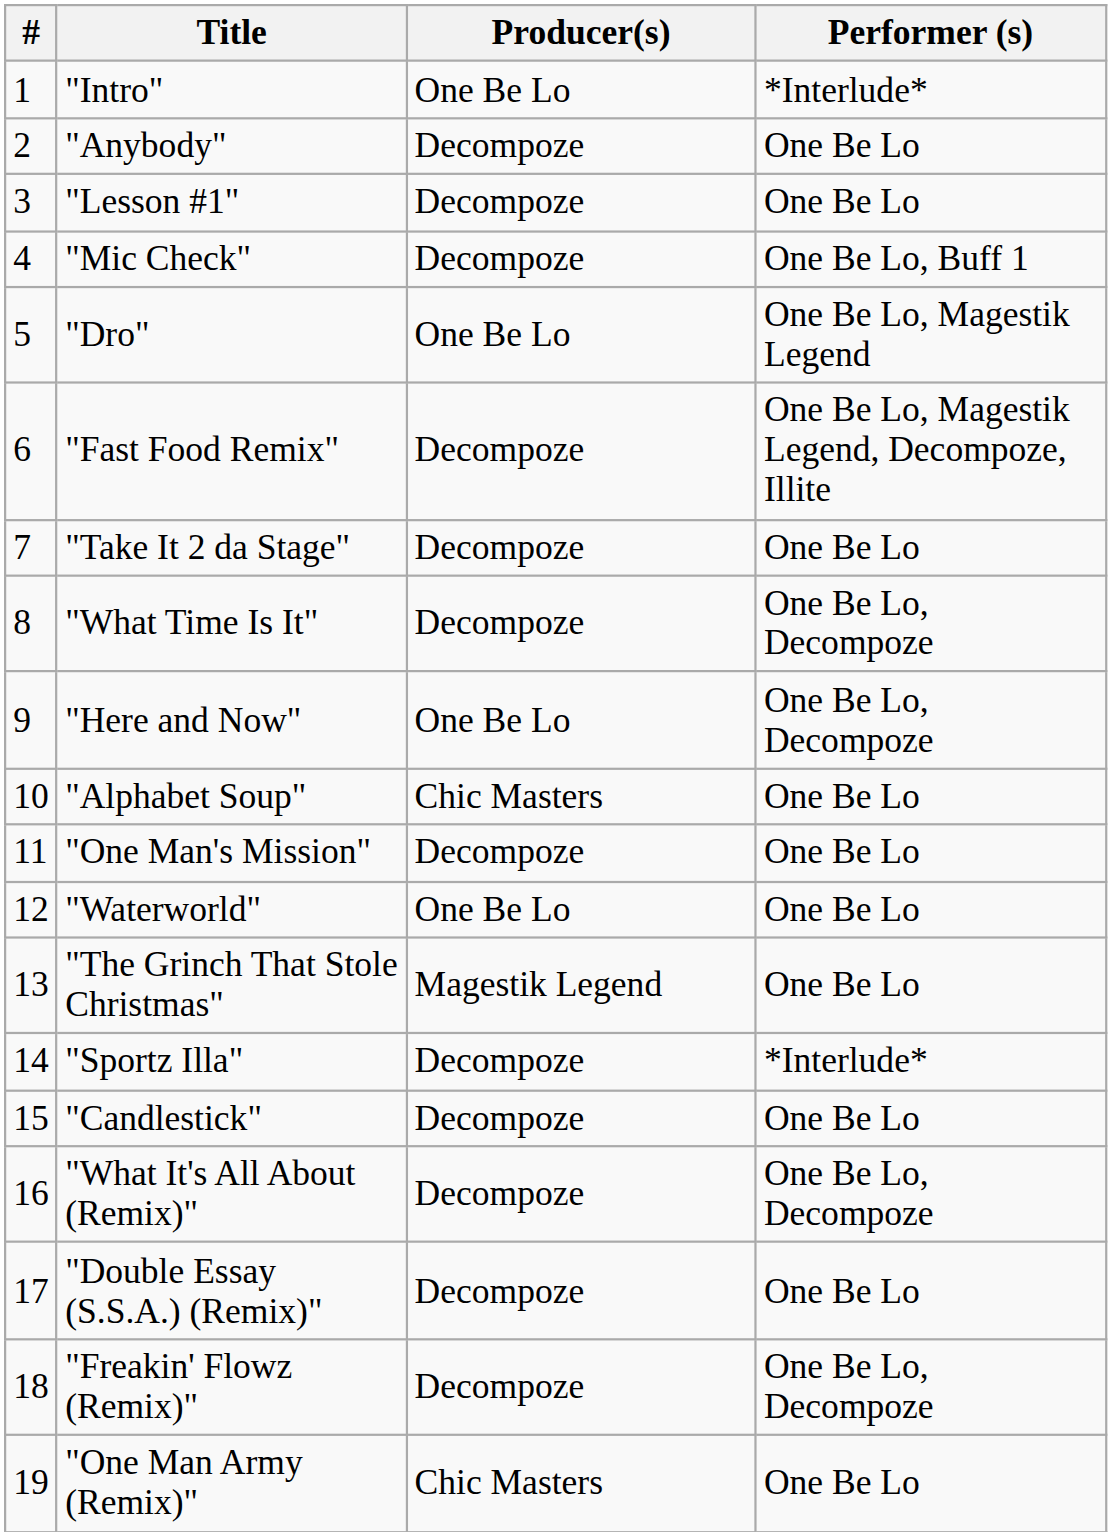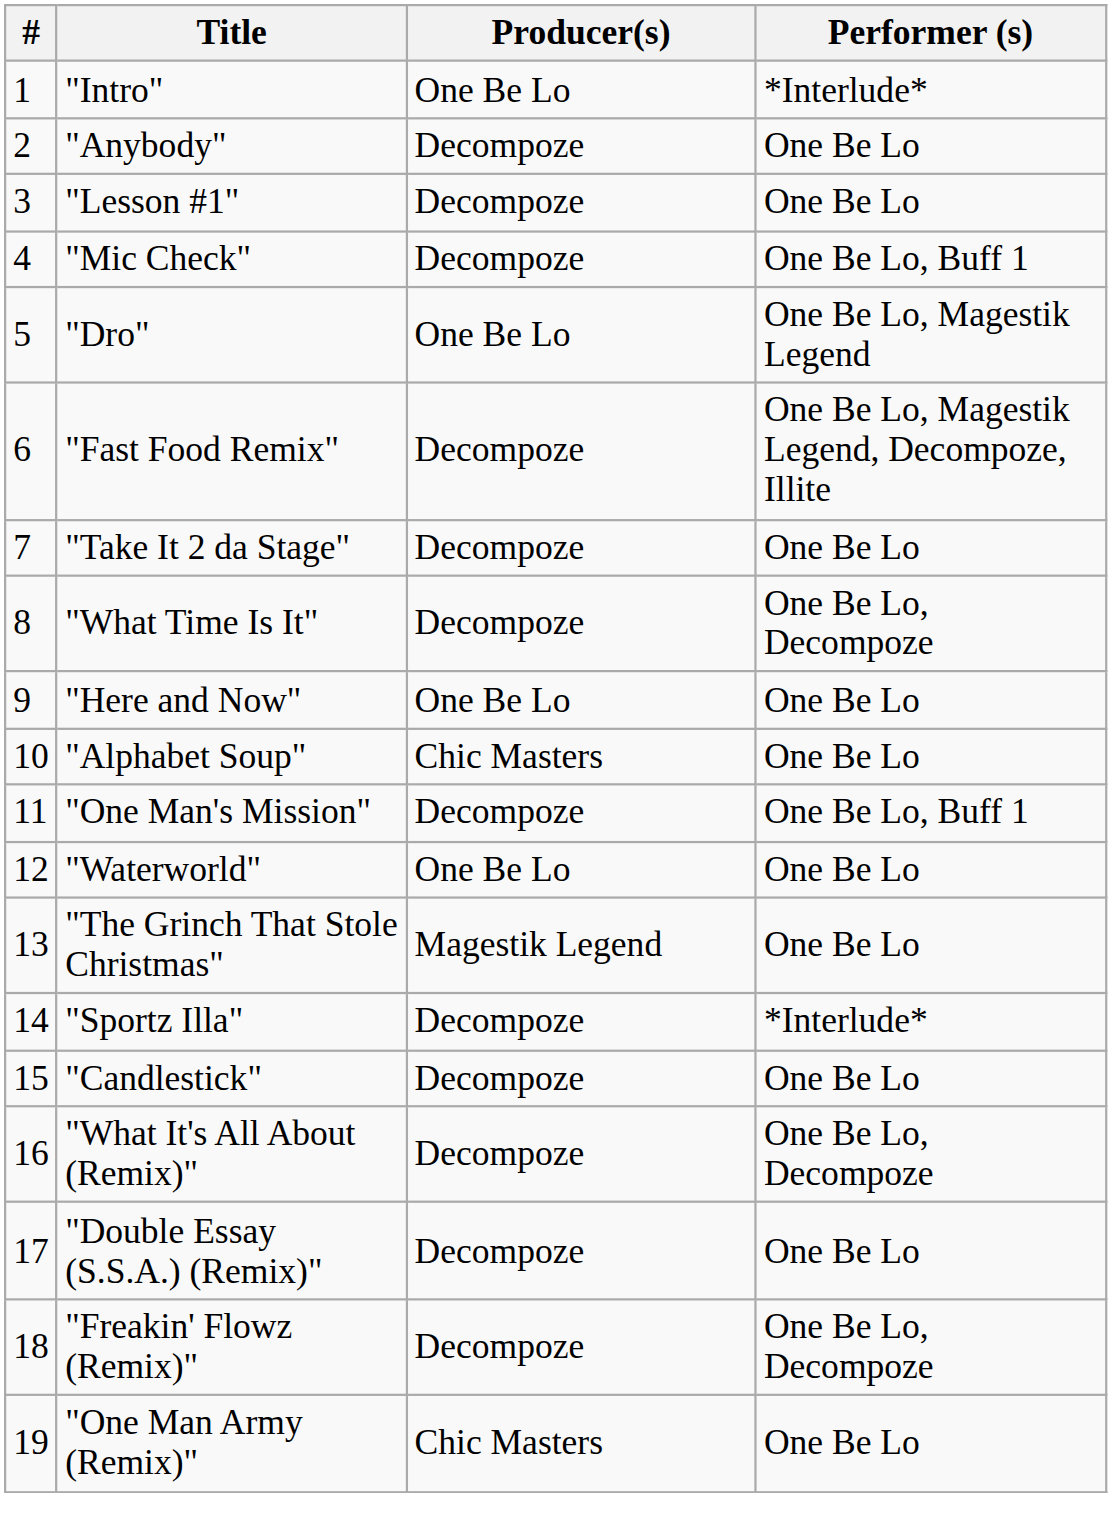(849, 719) One Be Lo, Decompoze -> (842, 699) One Be Lo
(842, 852) One Be Lo -> (896, 812) One Be Lo, Buff 1
